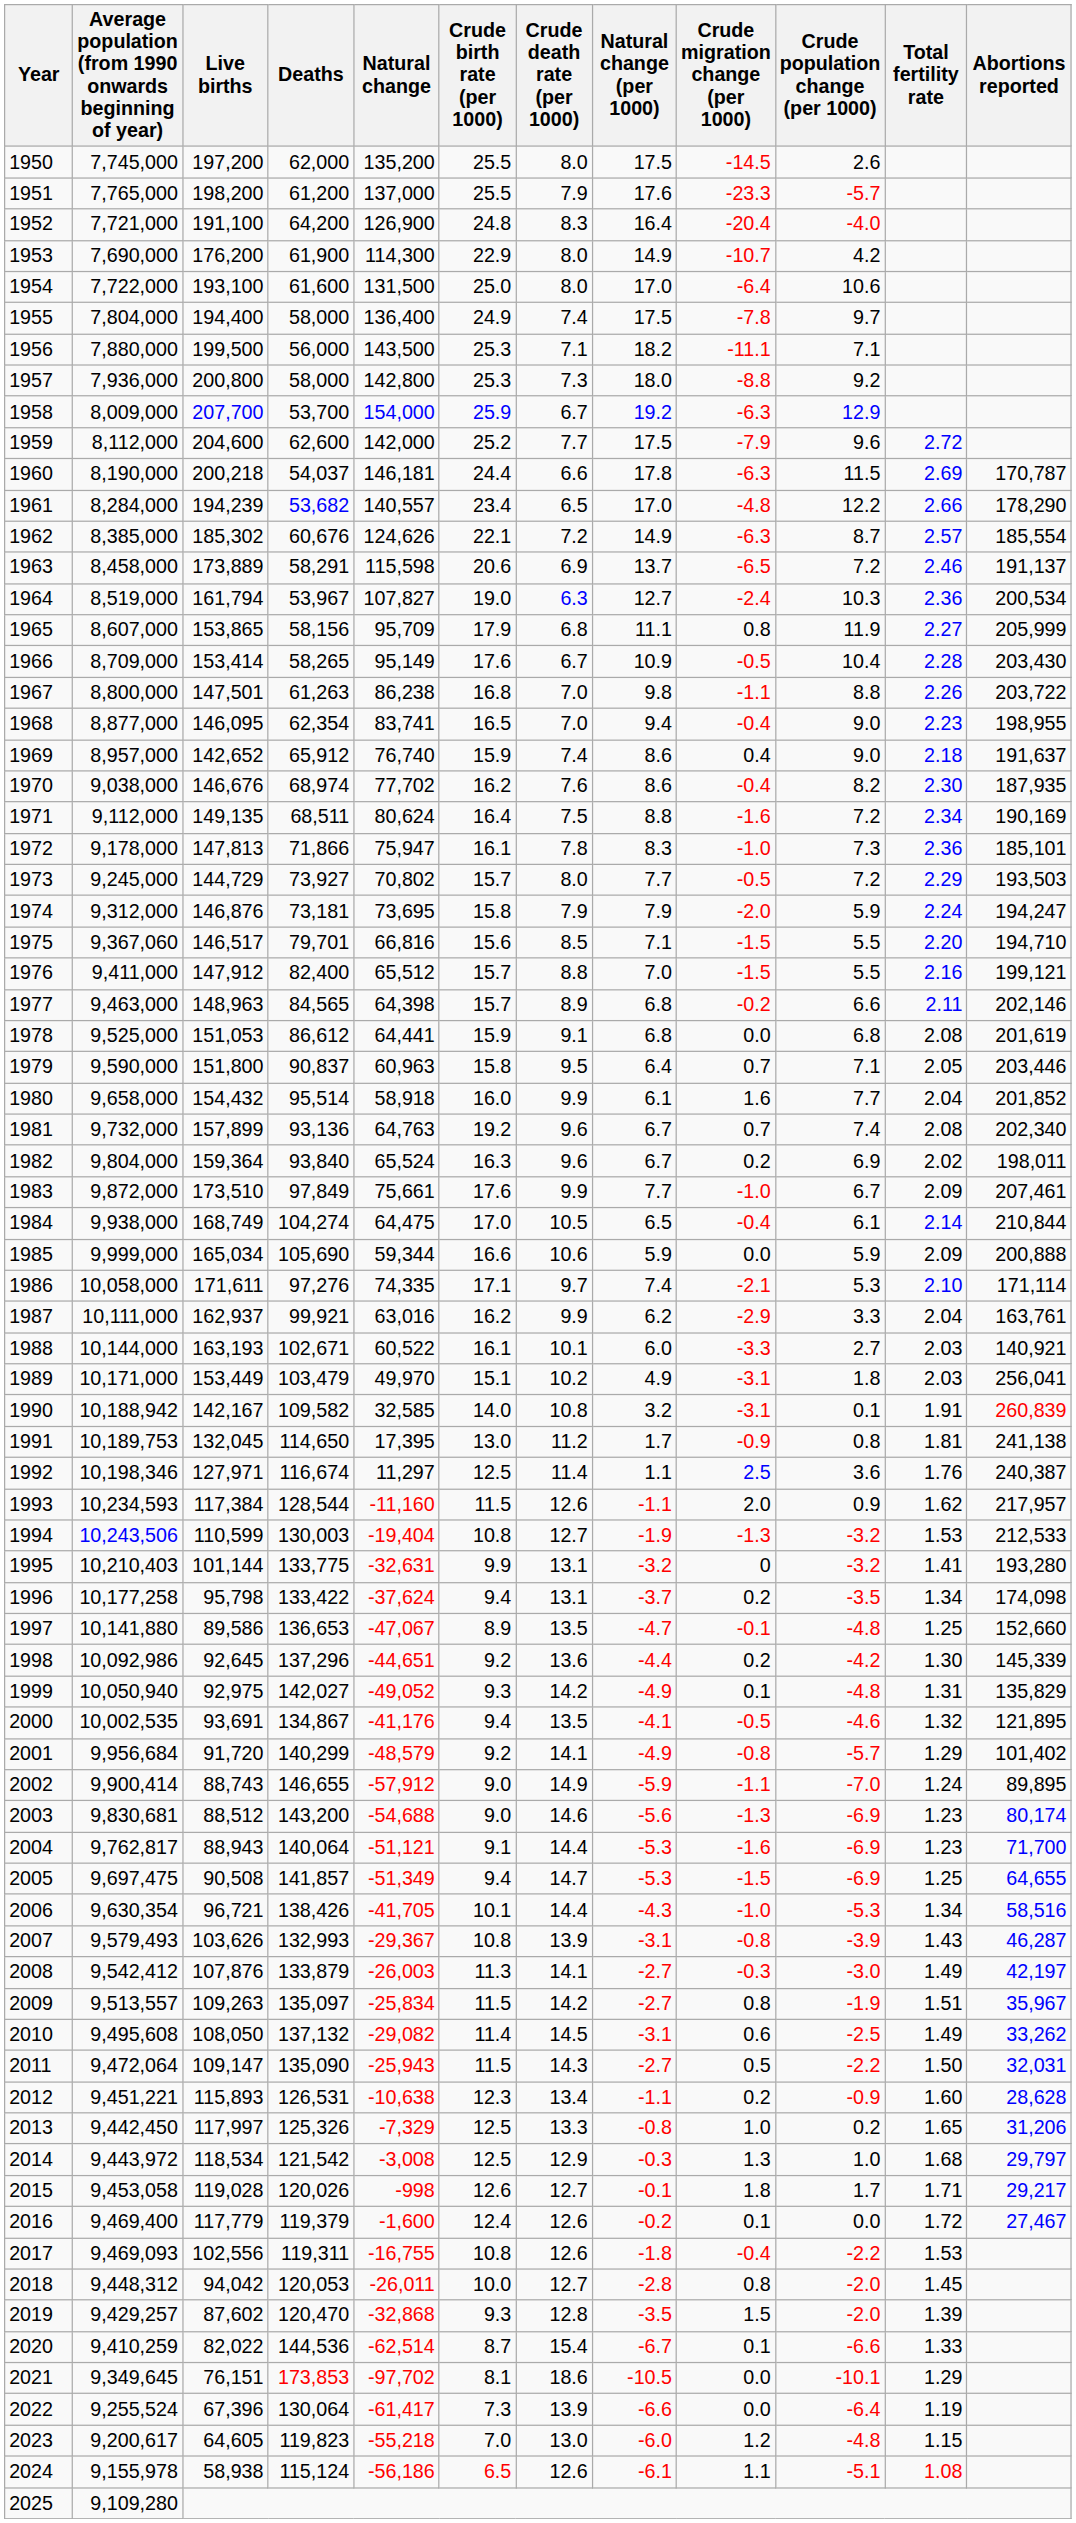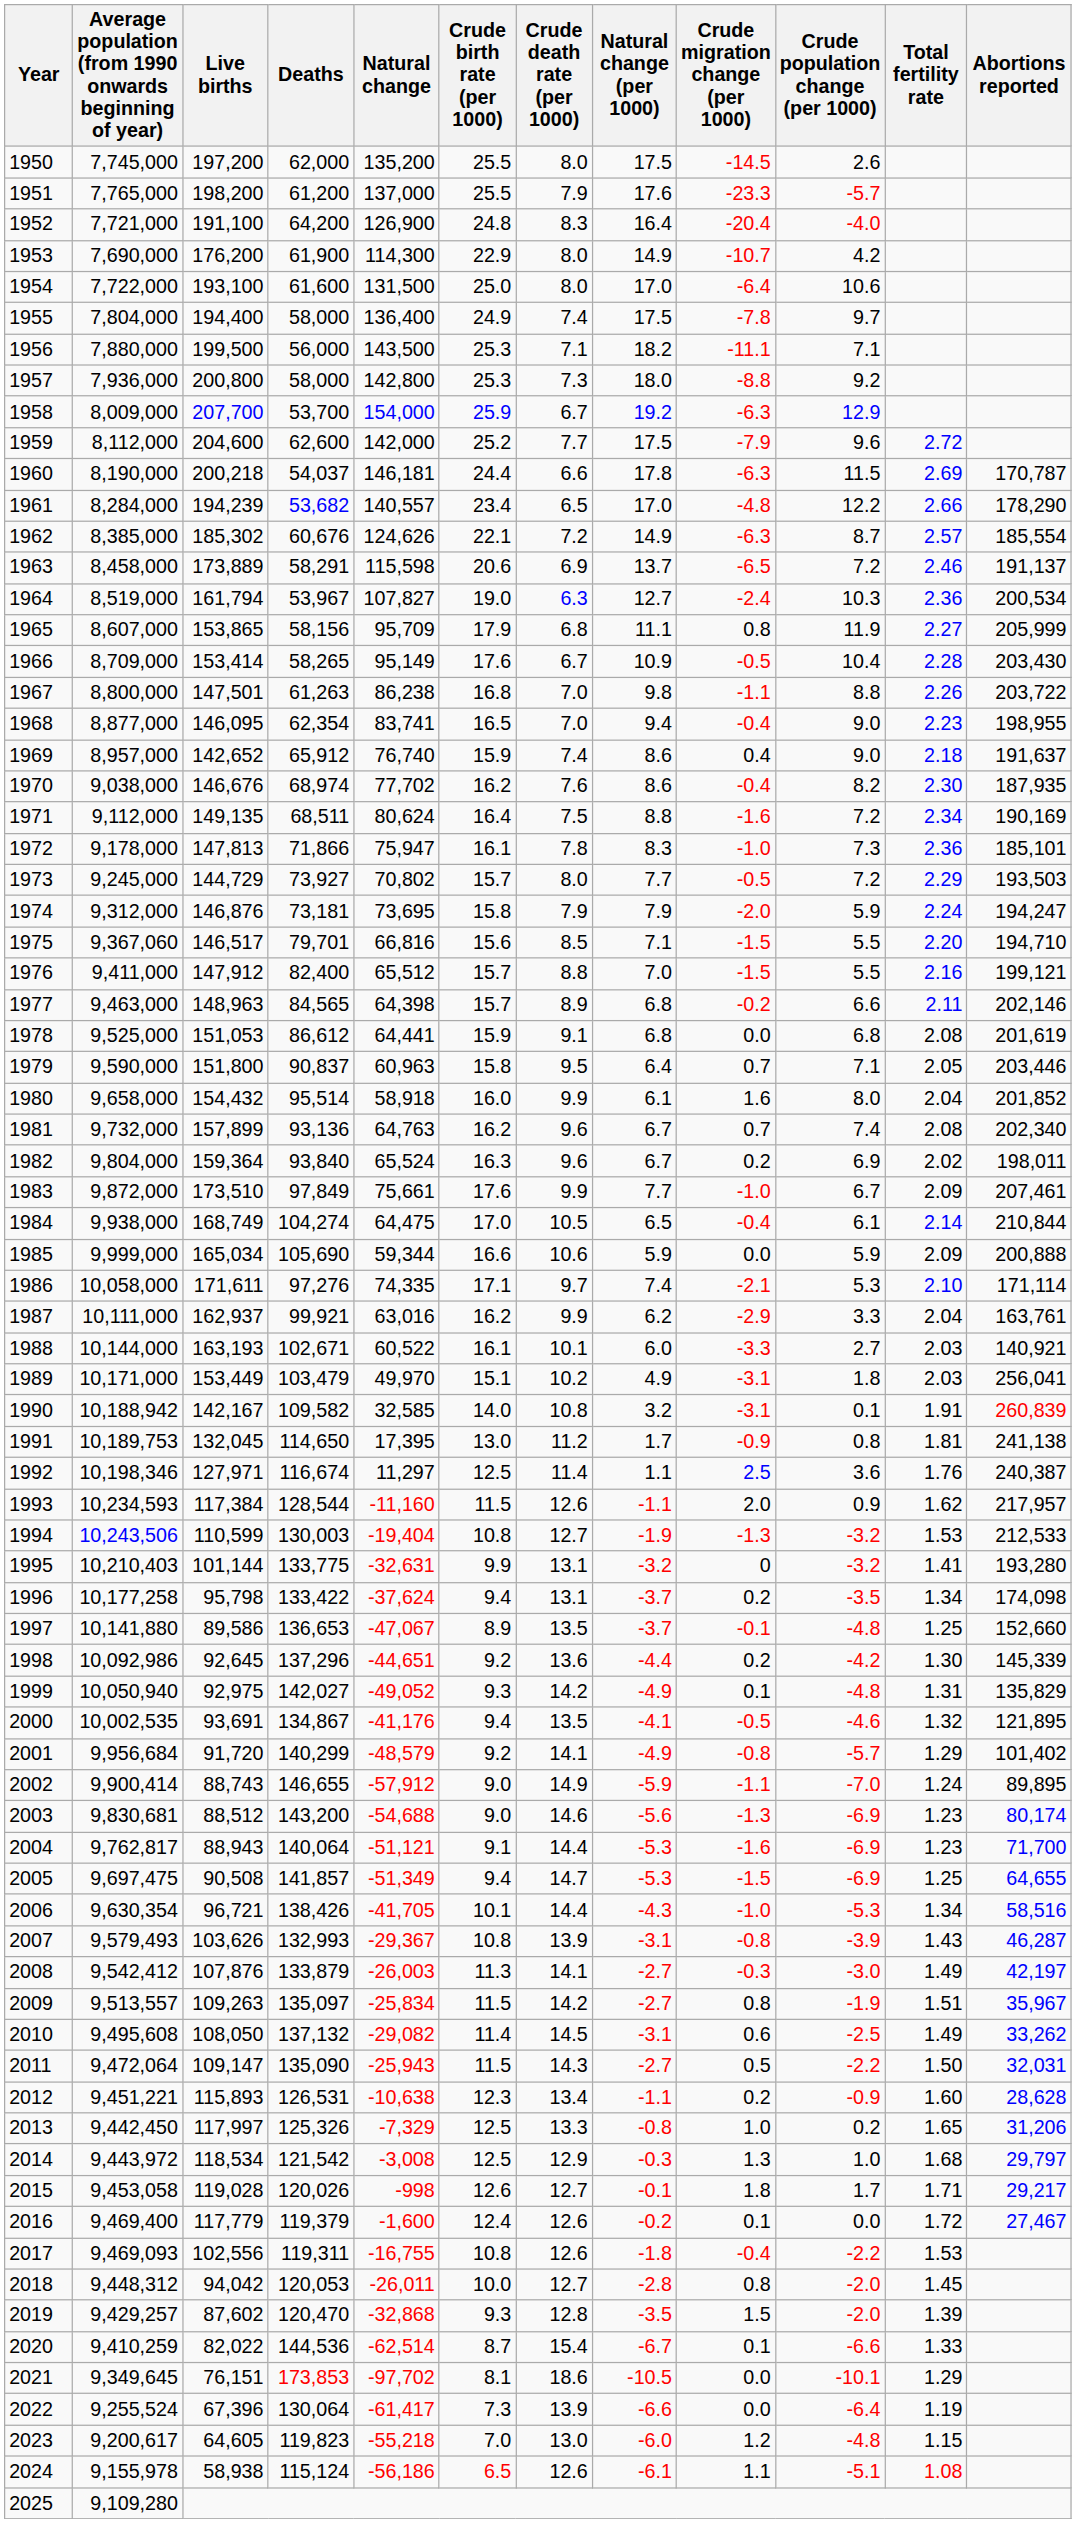(867, 1098) 7.7 -> (867, 1098) 8.0
(492, 1129) 19.2 -> (492, 1129) 16.2
(655, 1628) -4.7 -> (655, 1628) -3.7
